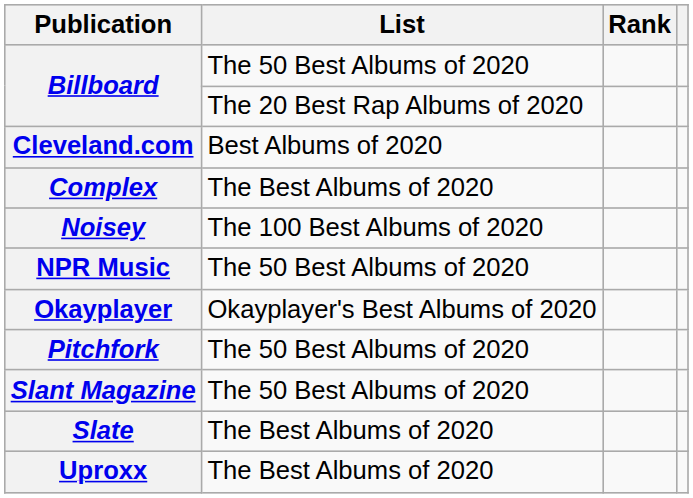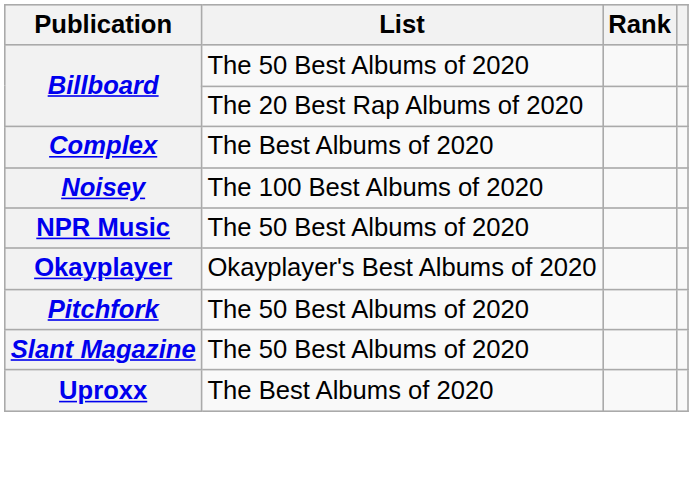- row: (103, 146)
- row: (103, 430)
